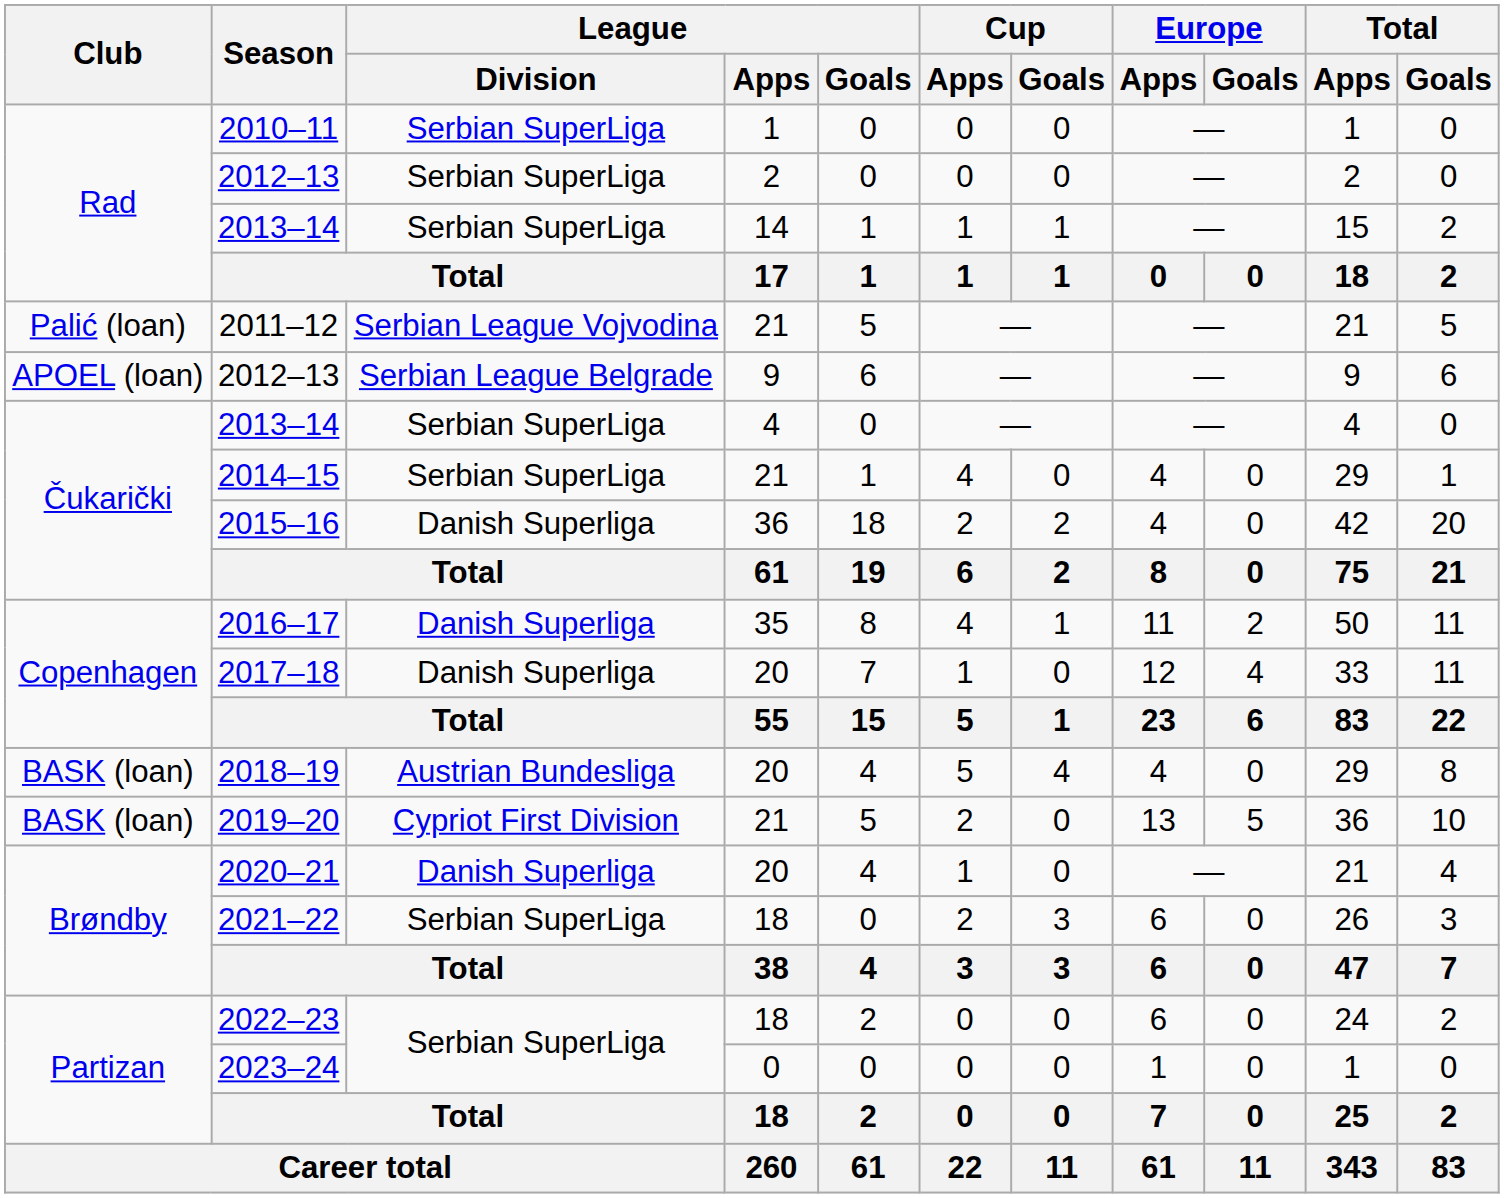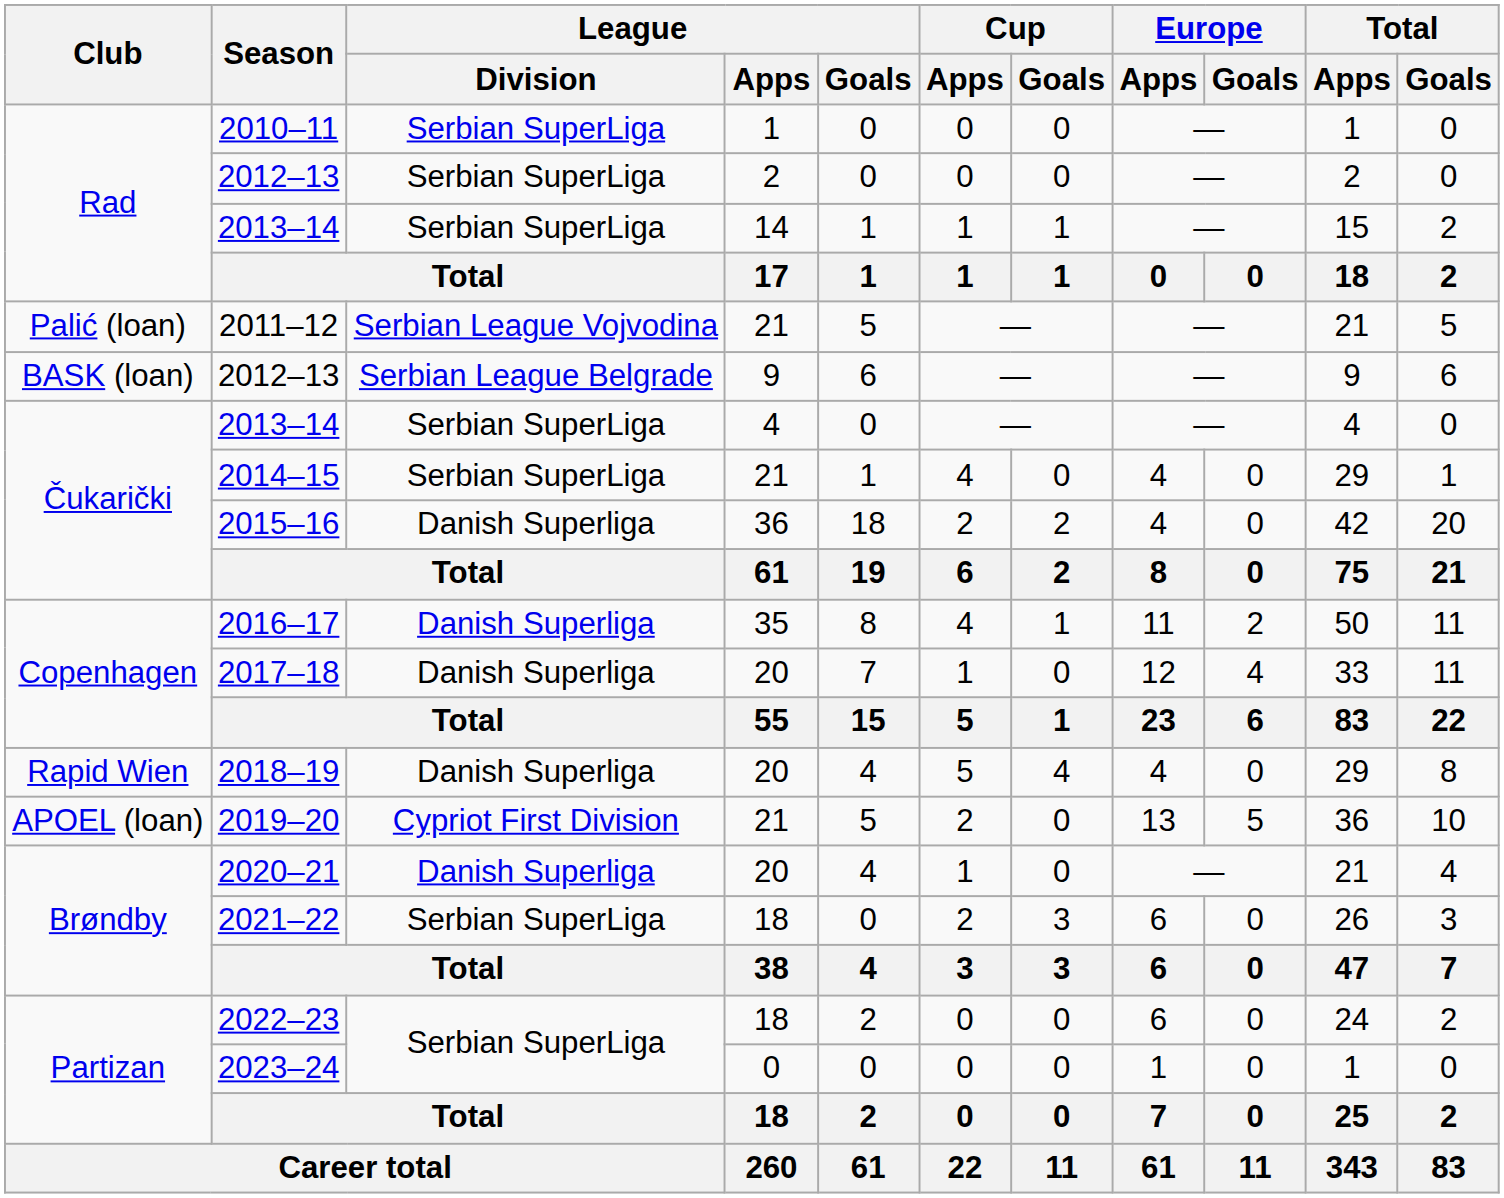(108, 375) APOEL (loan) -> (108, 375) BASK (loan)
(108, 771) BASK (loan) -> (108, 771) Rapid Wien
(536, 771) Austrian Bundesliga -> (536, 771) Danish Superliga
(108, 820) BASK (loan) -> (108, 820) APOEL (loan)
